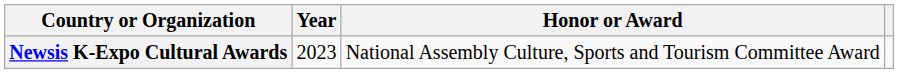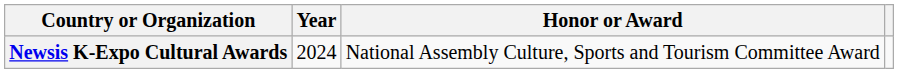(316, 52) 2023 -> (316, 52) 2024
